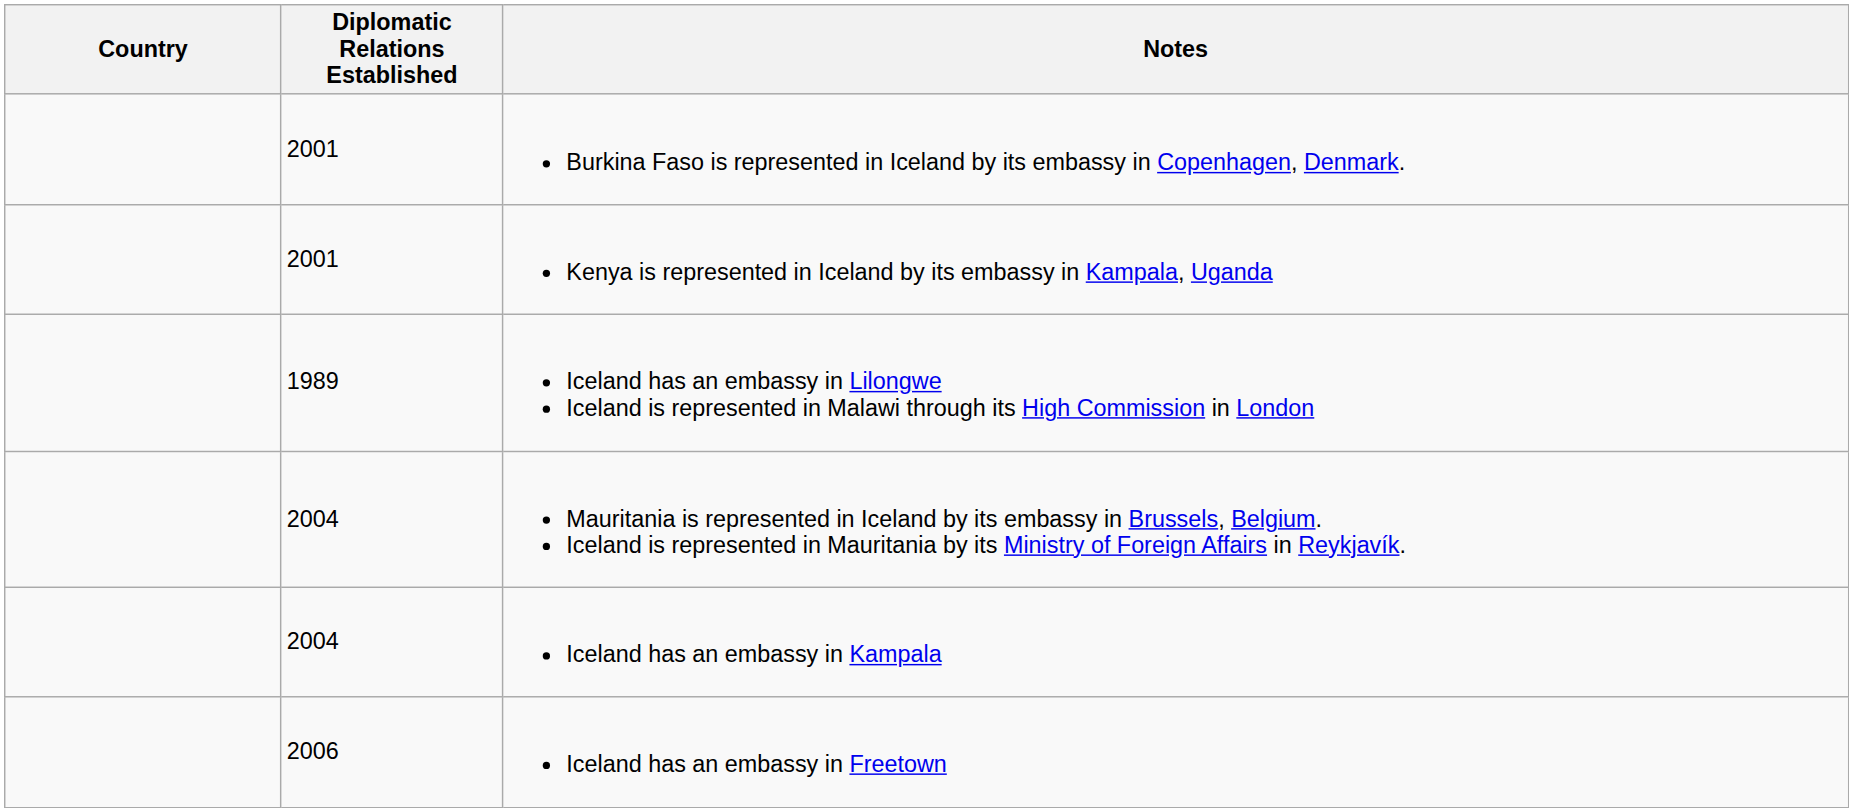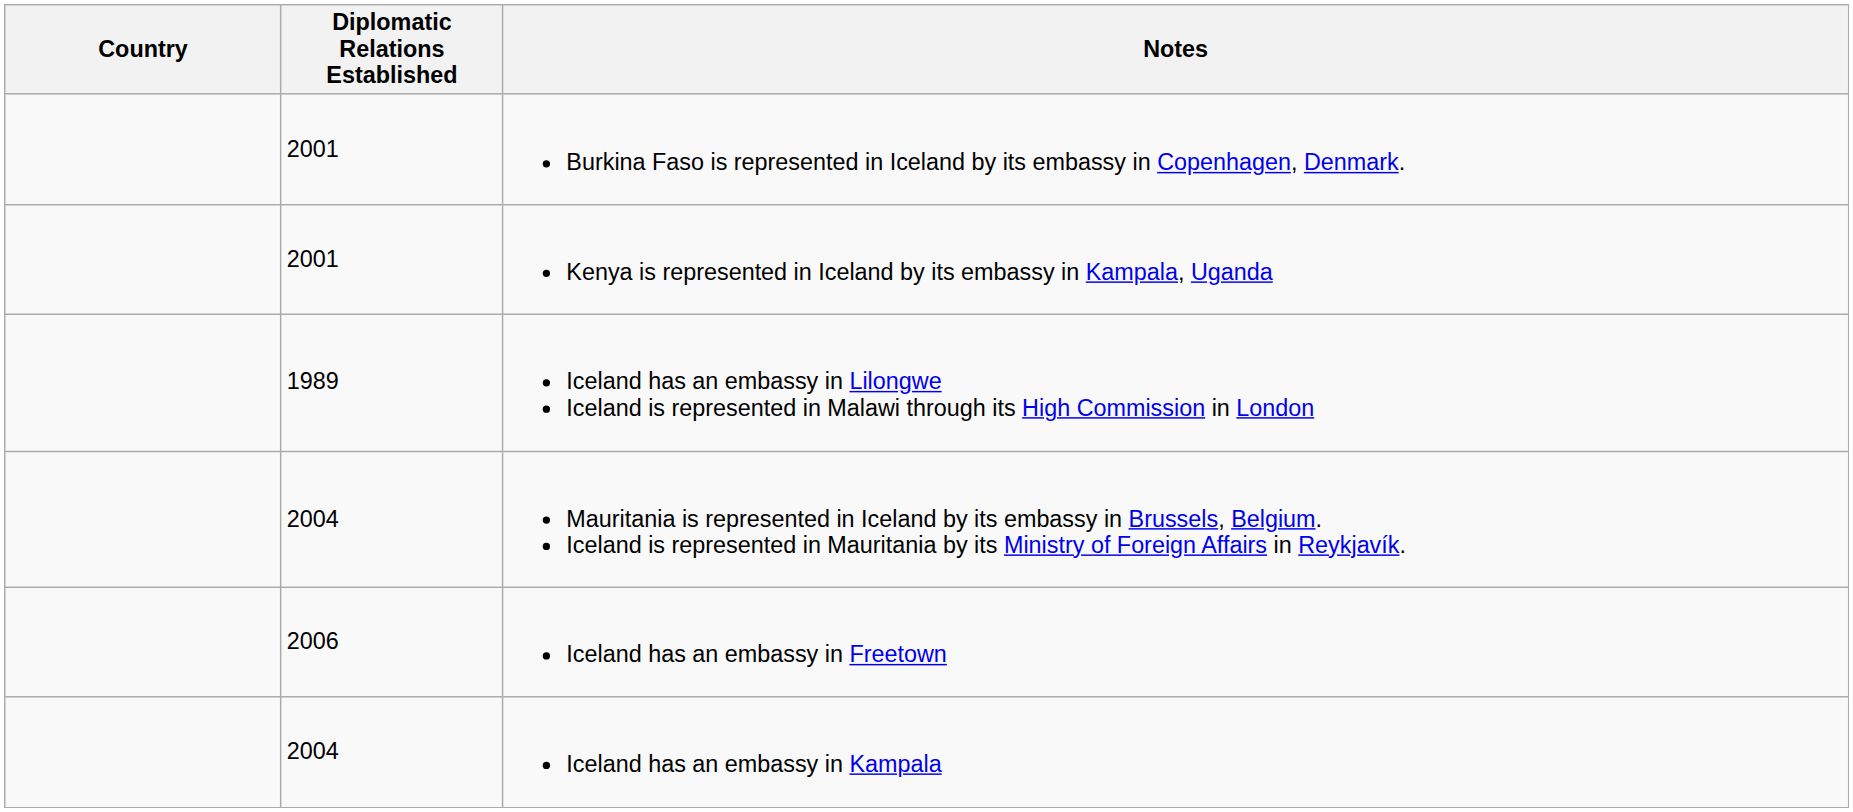rows swapped: (1176, 765) <-> (1176, 655)
